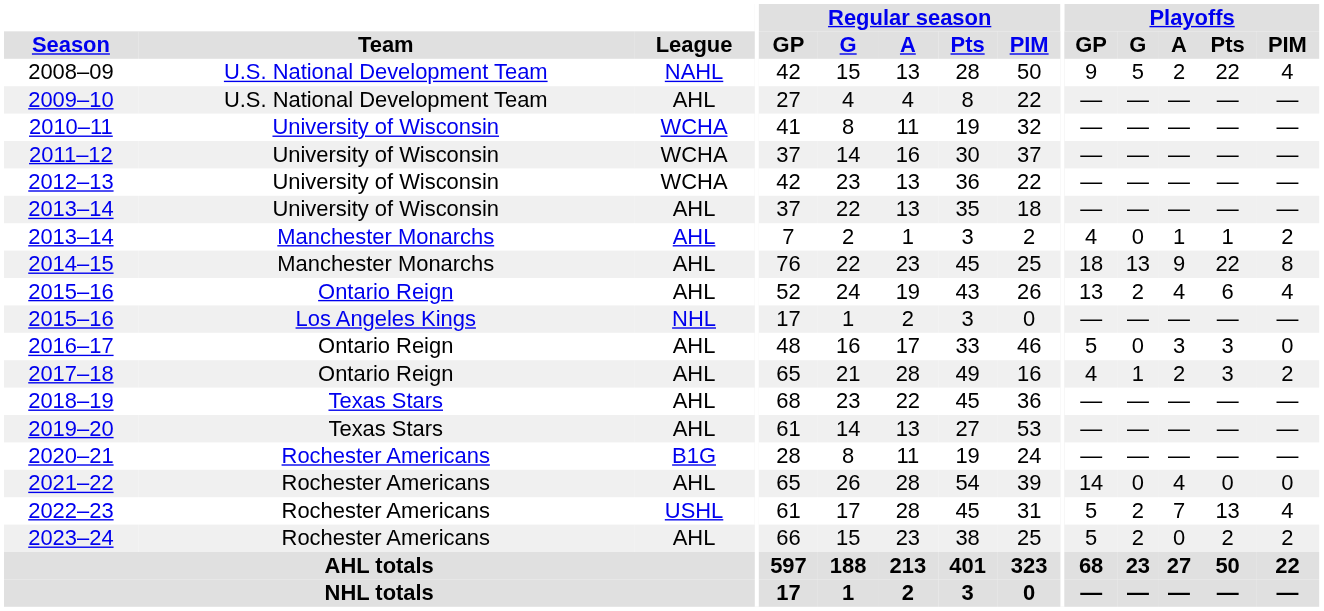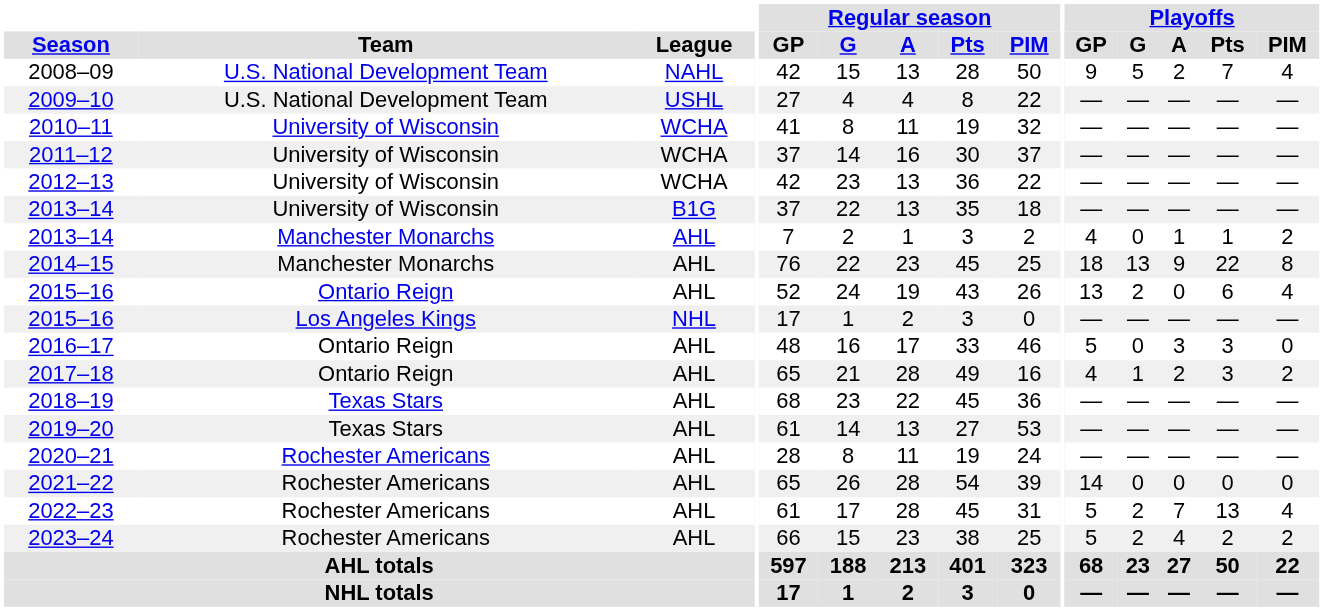(1228, 72) 22 -> (1228, 72) 7
(694, 99) AHL -> (694, 99) USHL
(694, 209) AHL -> (694, 209) B1G
(1179, 291) 4 -> (1179, 291) 0
(694, 455) B1G -> (694, 455) AHL
(1179, 483) 4 -> (1179, 483) 0
(694, 510) USHL -> (694, 510) AHL
(1179, 538) 0 -> (1179, 538) 4
